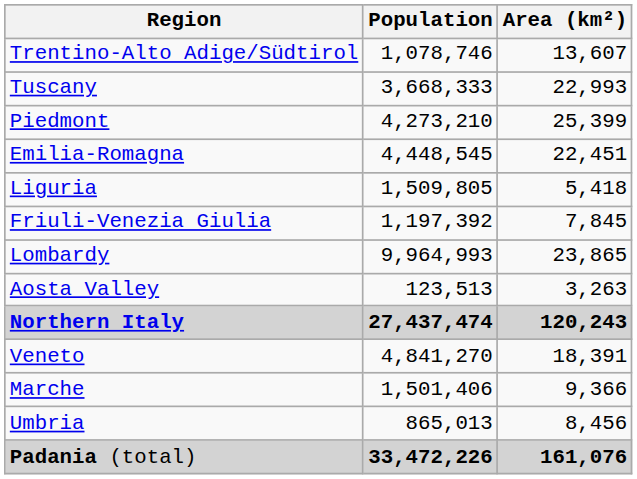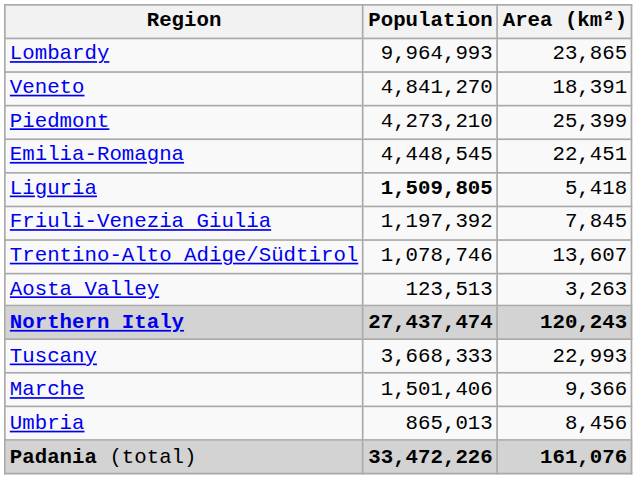rows swapped: (60, 256) <-> (184, 55)
rows swapped: (47, 357) <-> (53, 89)
(437, 189) normal -> (437, 189) bold
